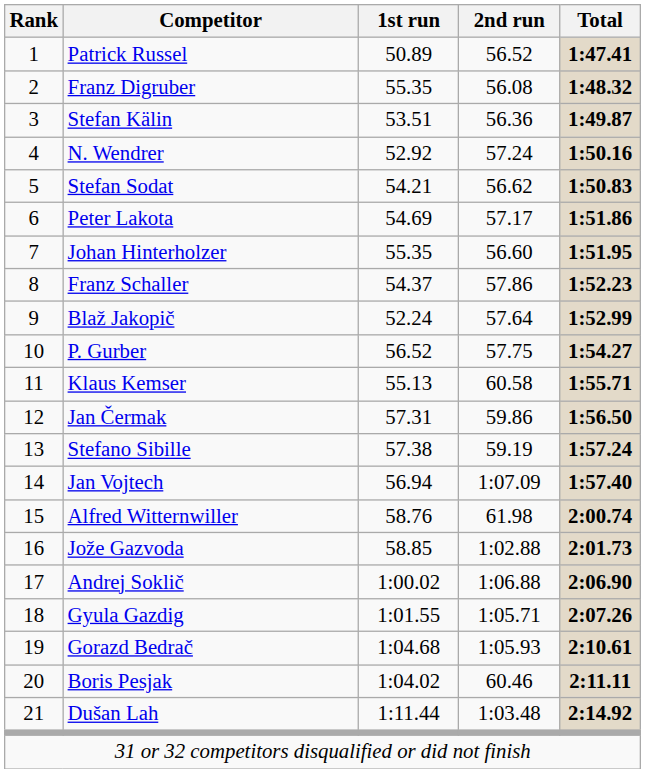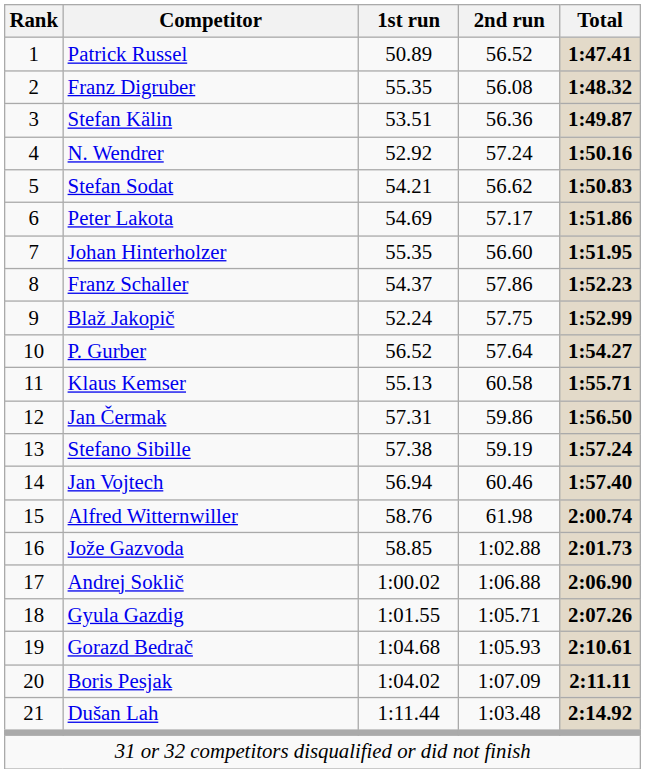(509, 317) 57.64 -> (509, 317) 57.75
(509, 350) 57.75 -> (509, 350) 57.64
(509, 482) 1:07.09 -> (509, 482) 60.46
(509, 680) 60.46 -> (509, 680) 1:07.09
